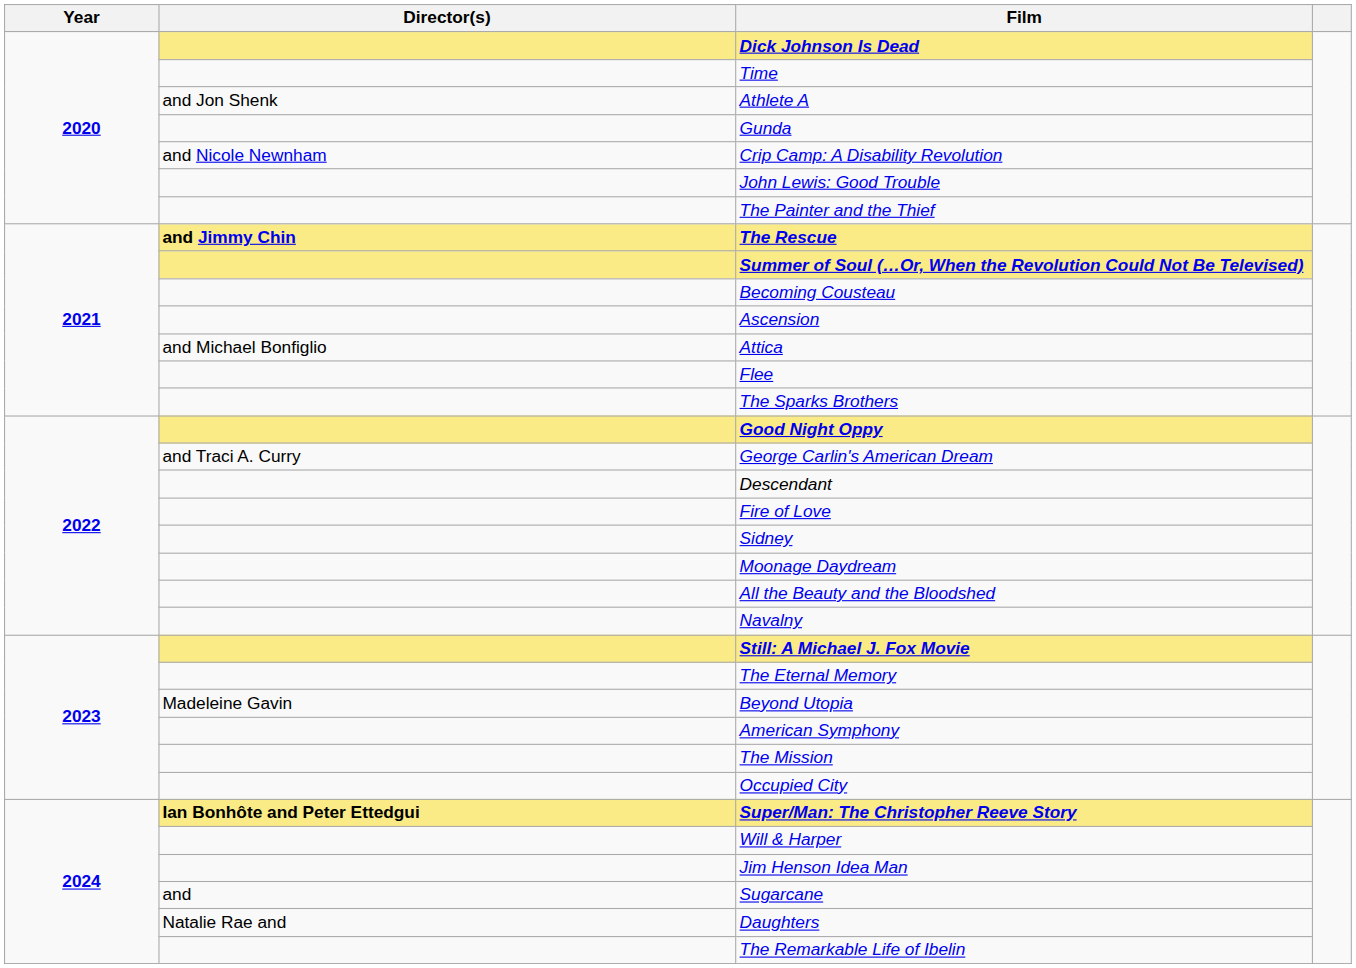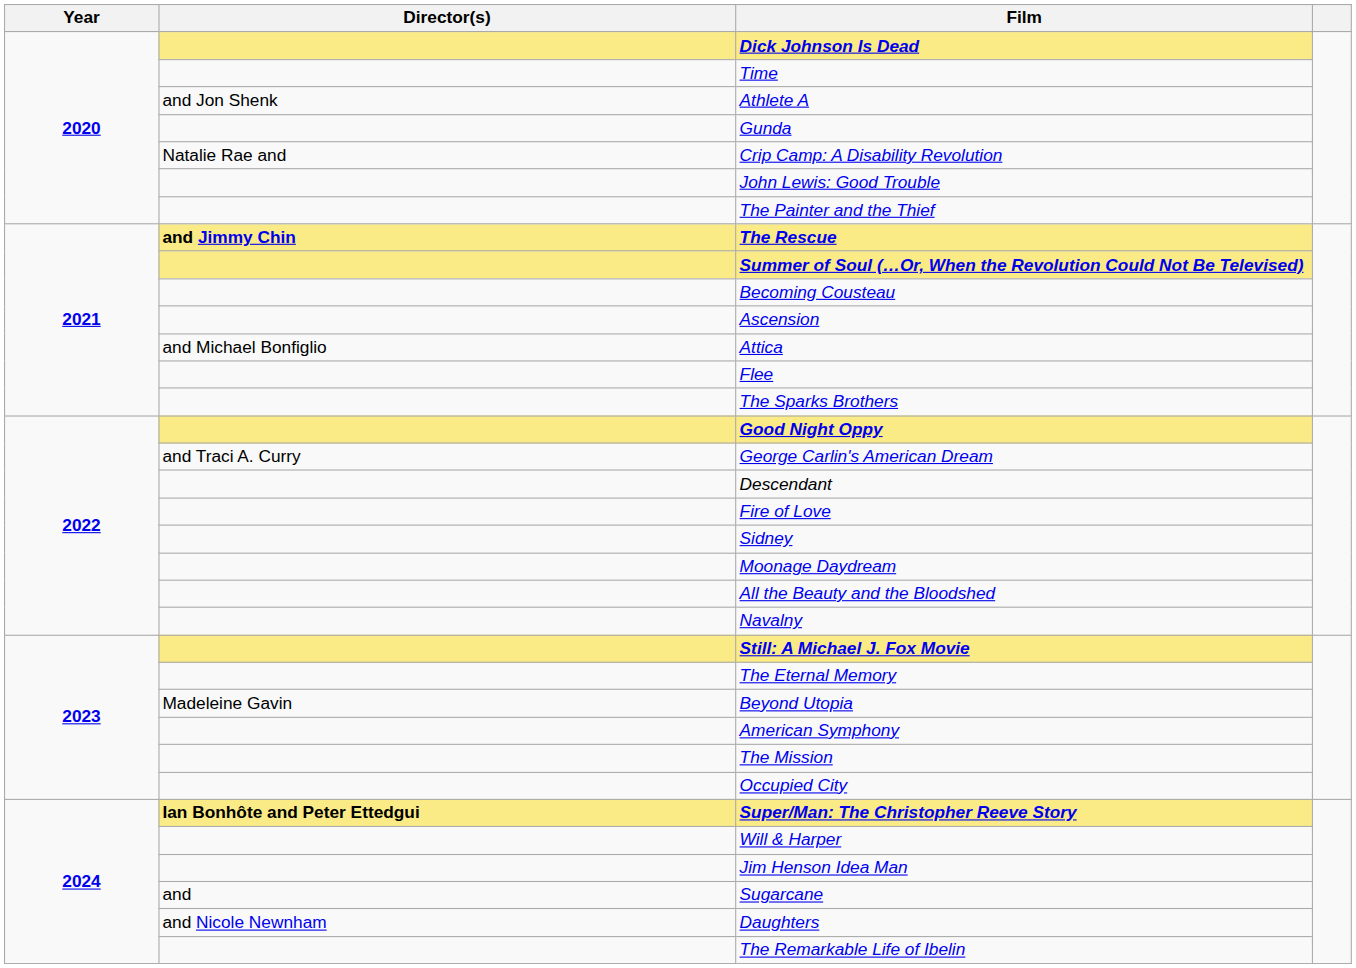(245, 155) and Nicole Newnham -> (224, 155) Natalie Rae and
(224, 922) Natalie Rae and -> (245, 922) and Nicole Newnham
